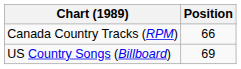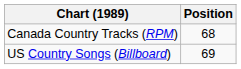(208, 34) 66 -> (208, 34) 68
